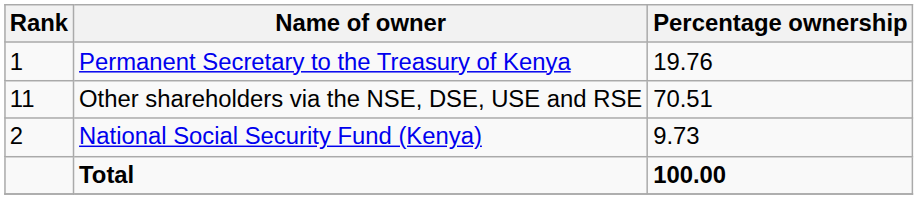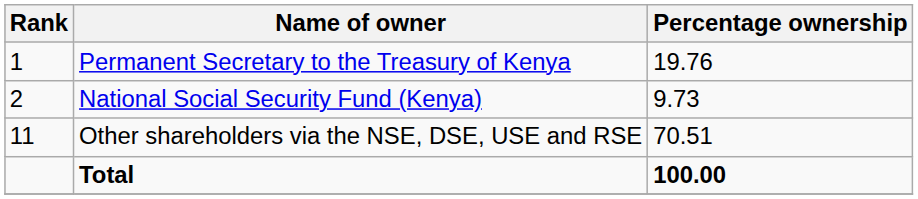rows swapped: (280, 136) <-> (361, 99)
